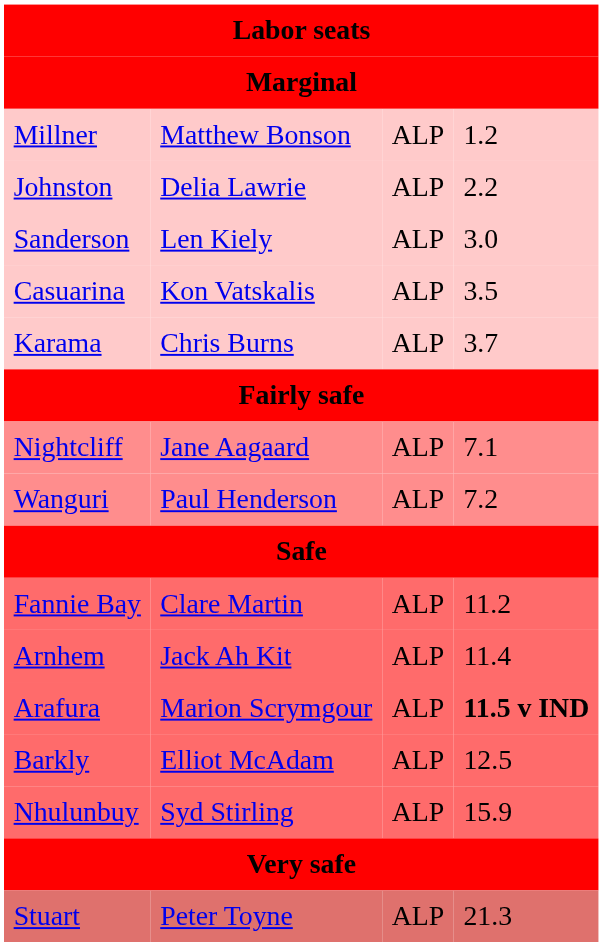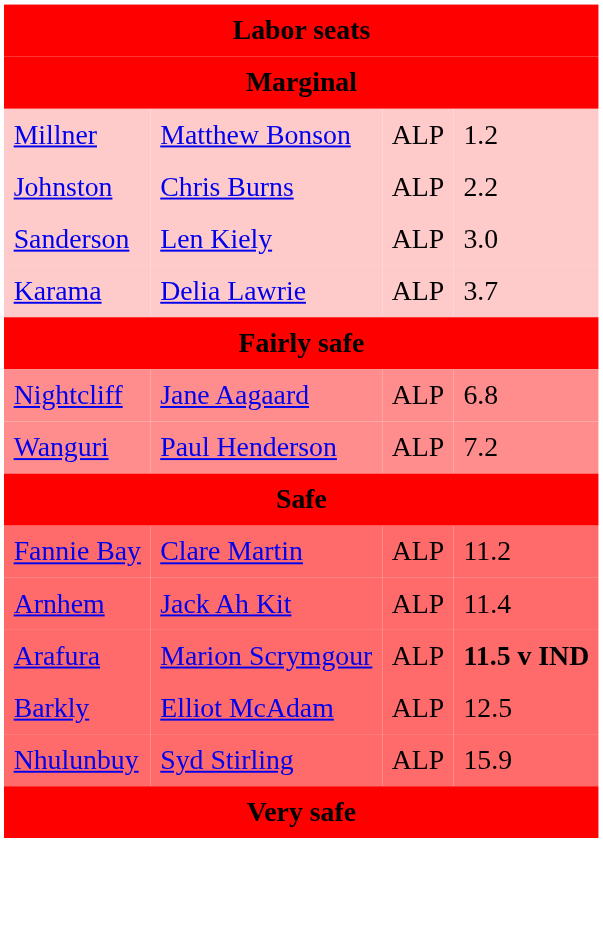(233, 186) Delia Lawrie -> (227, 186) Chris Burns
- row: (69, 290)
(227, 342) Chris Burns -> (233, 290) Delia Lawrie
(481, 446) 7.1 -> (481, 394) 6.8
- row: (47, 915)
